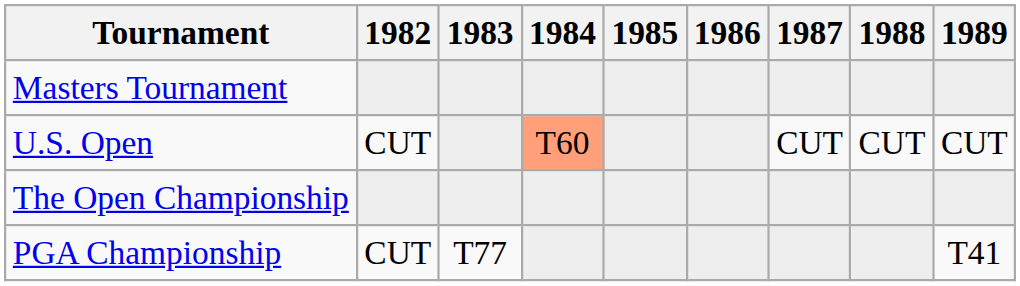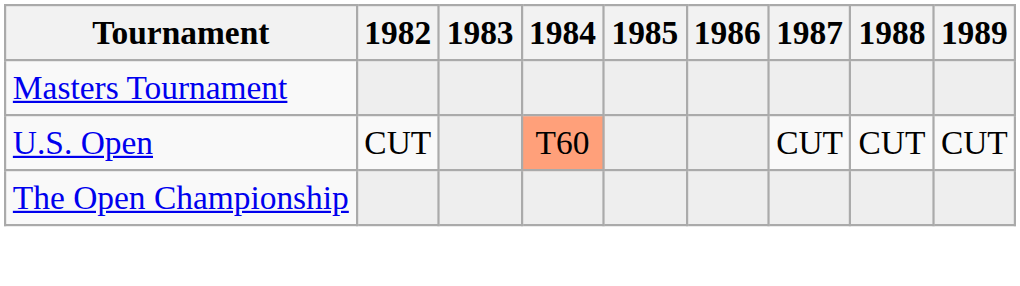- row: (147, 252)
